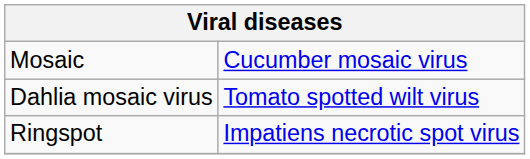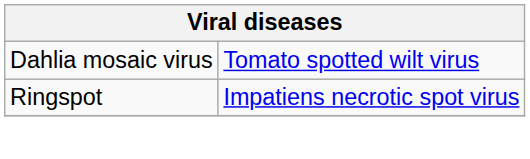- row: (47, 60)
